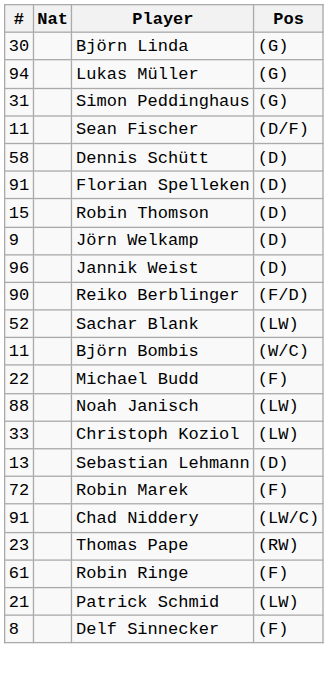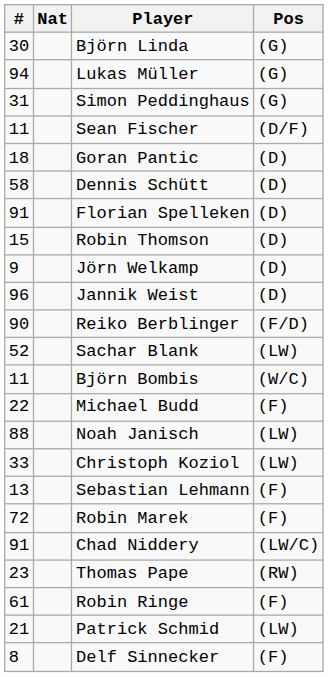+ row: (137, 157)
(273, 463) (D) -> (273, 490) (F)
